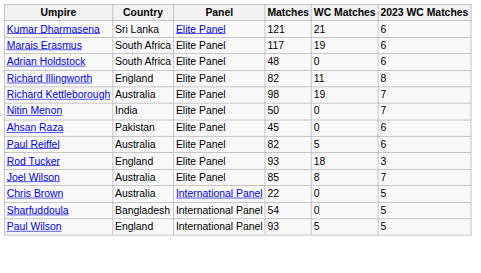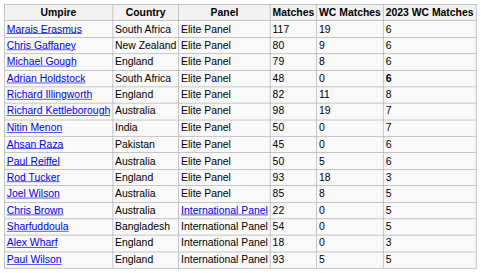- row: (53, 29)
+ row: (41, 45)
+ row: (42, 62)
(383, 62) normal -> (389, 78) bold
(273, 144) 82 -> (278, 161) 50
(383, 177) 7 -> (389, 194) 5
+ row: (32, 243)
